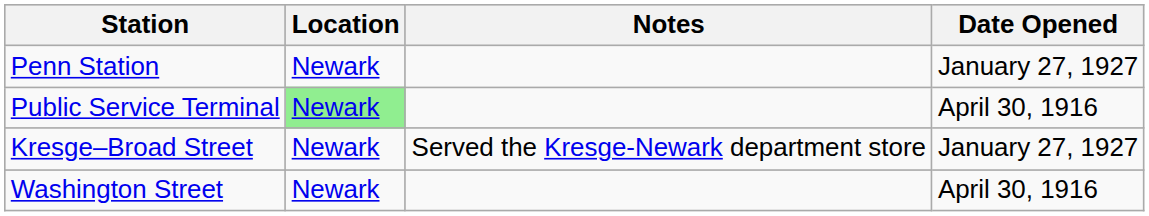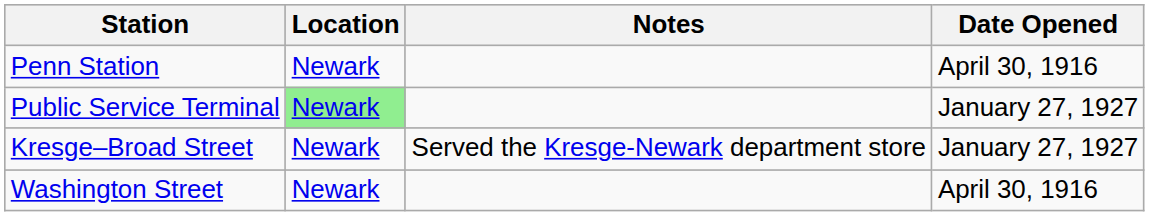(1038, 66) January 27, 1927 -> (1018, 66) April 30, 1916
(1018, 107) April 30, 1916 -> (1038, 107) January 27, 1927
